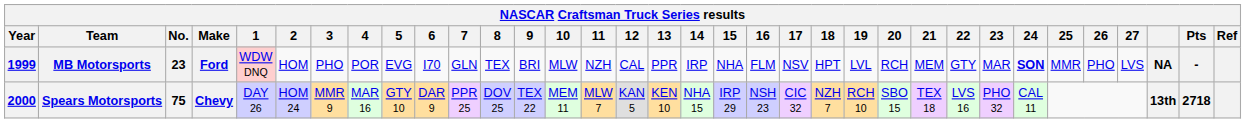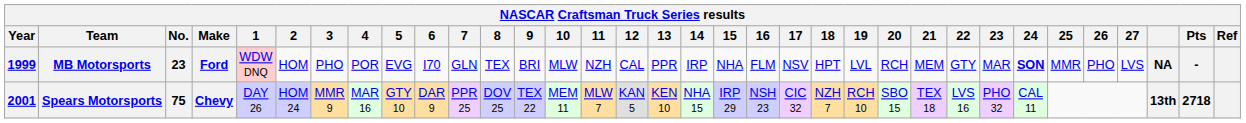(22, 100) 2000 -> (22, 100) 2001
